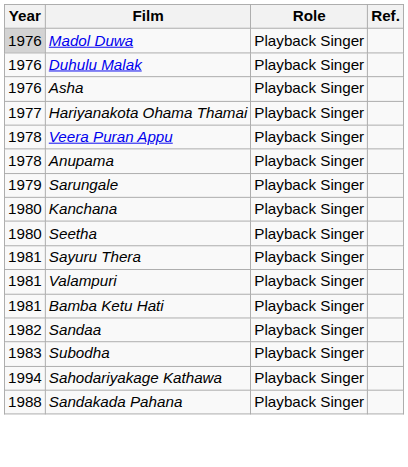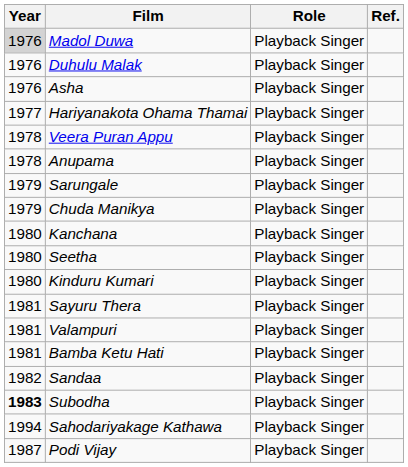+ row: (102, 209)
+ row: (101, 281)
(25, 354) normal -> (25, 402) bold
+ row: (82, 450)
- row: (116, 402)
